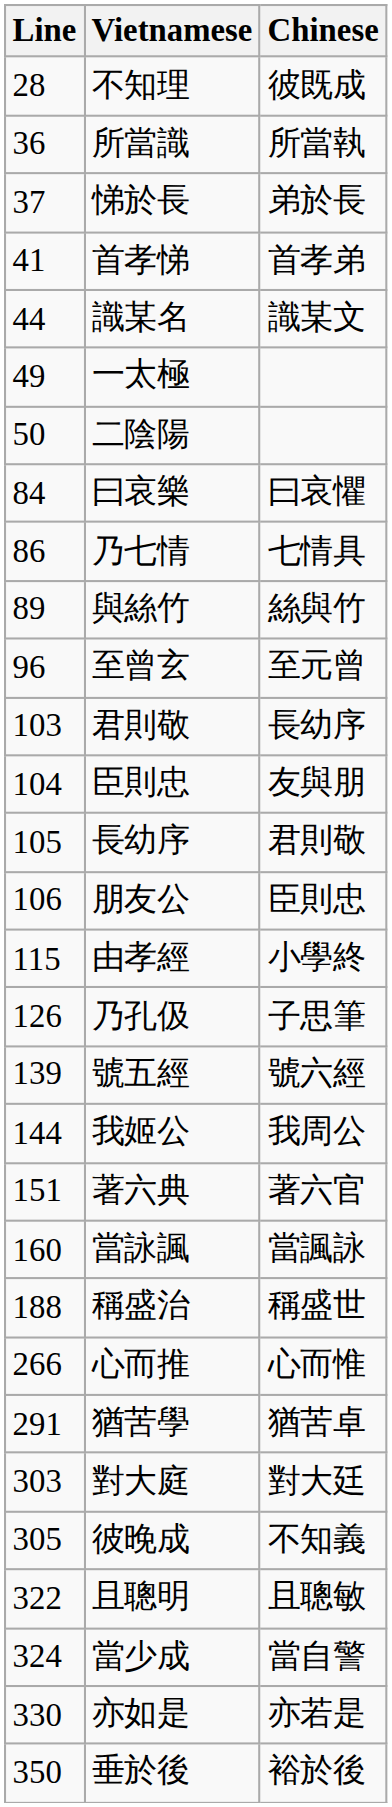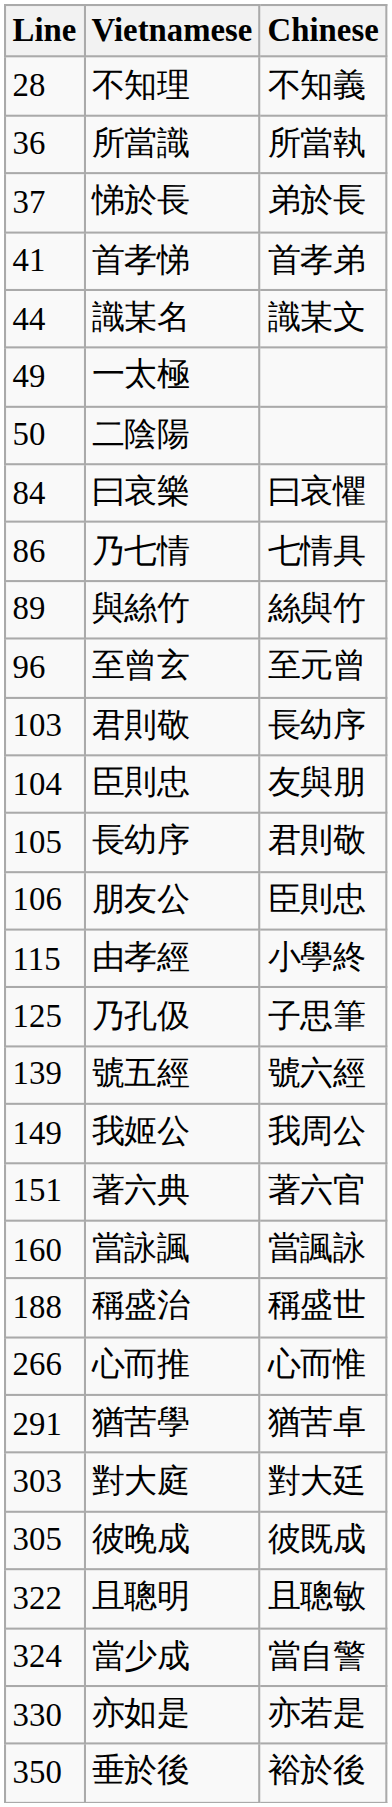(317, 84) 彼既成 -> (317, 84) 不知義
(37, 1016) 126 -> (37, 1016) 125
(37, 1132) 144 -> (37, 1132) 149
(317, 1538) 不知義 -> (317, 1538) 彼既成
